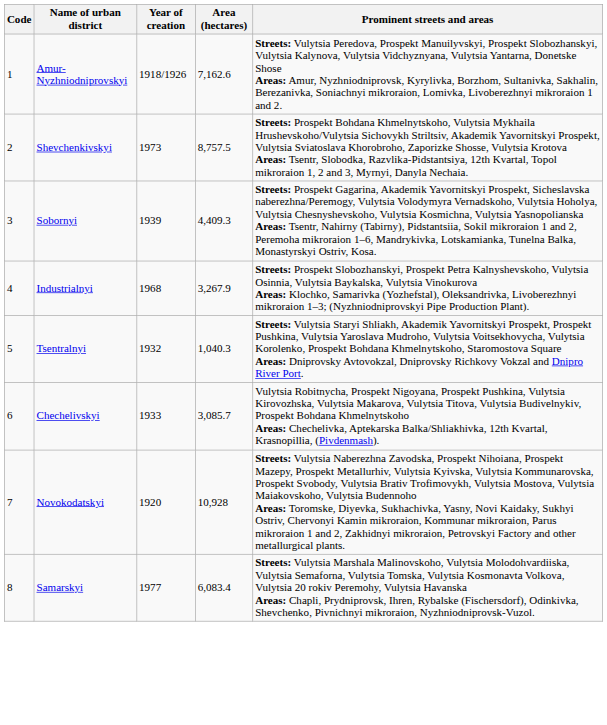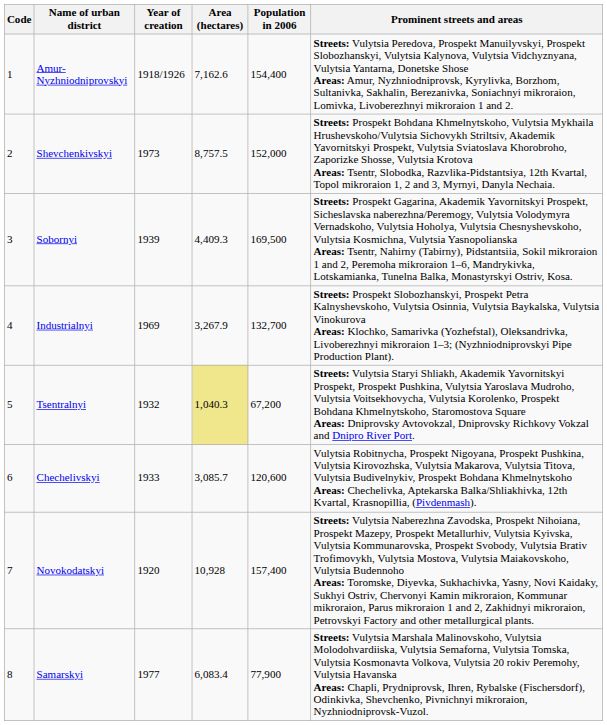+ column: (280, 19)
(150, 288) 1968 -> (148, 325) 1969
(214, 349) no background -> (211, 405) khaki background
